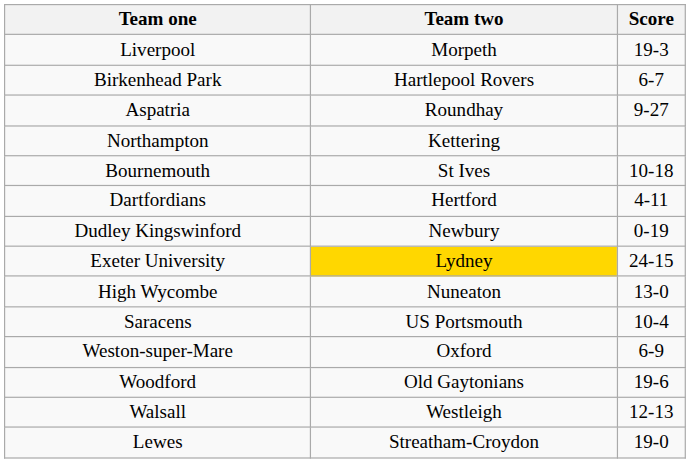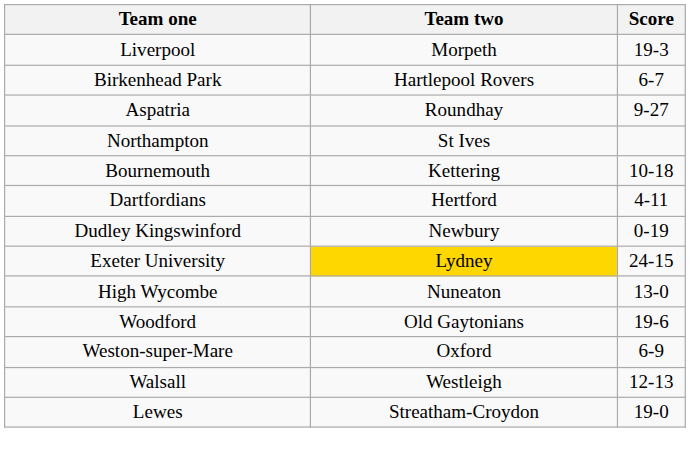(464, 140) Kettering -> (464, 140) St Ives
(464, 170) St Ives -> (464, 170) Kettering
- row: (158, 321)
rows swapped: (158, 381) <-> (158, 351)
